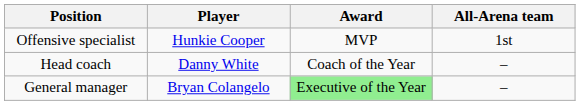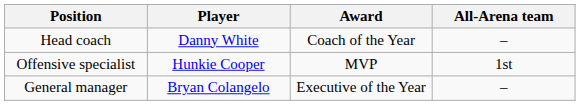rows swapped: (76, 40) <-> (76, 64)
(361, 87) lightgreen background -> (361, 87) no background
